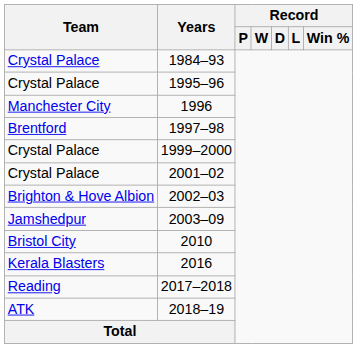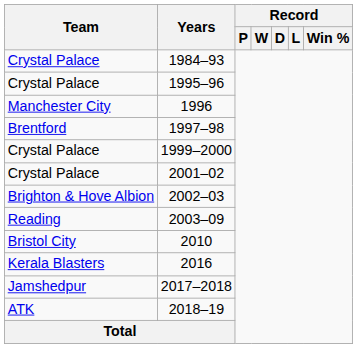(47, 219) Jamshedpur -> (34, 219) Reading
(34, 286) Reading -> (47, 286) Jamshedpur
